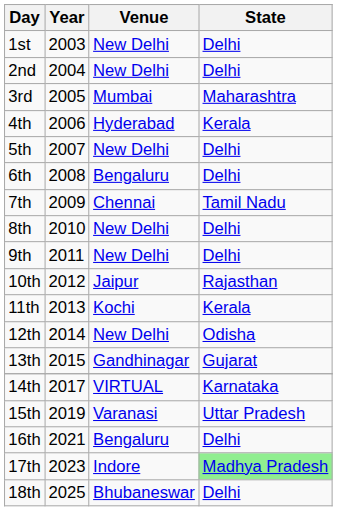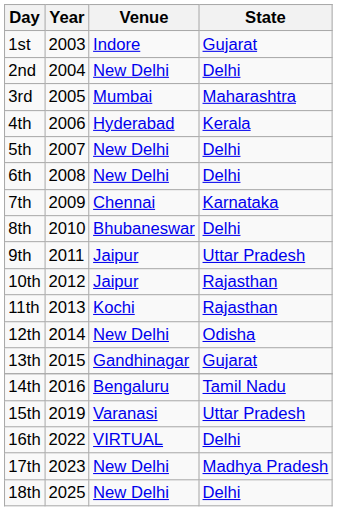(131, 44) New Delhi -> (117, 44) Indore
(221, 44) Delhi -> (230, 44) Gujarat
(131, 176) Bengaluru -> (131, 176) New Delhi
(244, 202) Tamil Nadu -> (240, 202) Karnataka
(131, 228) New Delhi -> (144, 228) Bhubaneswar
(131, 255) New Delhi -> (116, 255) Jaipur
(221, 255) Delhi -> (254, 255) Uttar Pradesh
(227, 307) Kerala -> (240, 307) Rajasthan
(67, 387) 2017 -> (67, 387) 2016
(128, 387) VIRTUAL -> (131, 387) Bengaluru
(240, 387) Karnataka -> (244, 387) Tamil Nadu
(67, 439) 2021 -> (67, 439) 2022
(131, 439) Bengaluru -> (128, 439) VIRTUAL
(117, 466) Indore -> (131, 466) New Delhi
(265, 466) lightgreen background -> (265, 466) no background
(144, 492) Bhubaneswar -> (131, 492) New Delhi
